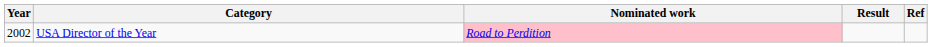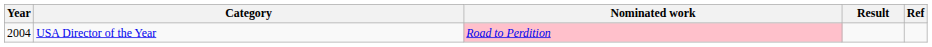(19, 32) 2002 -> (19, 32) 2004
